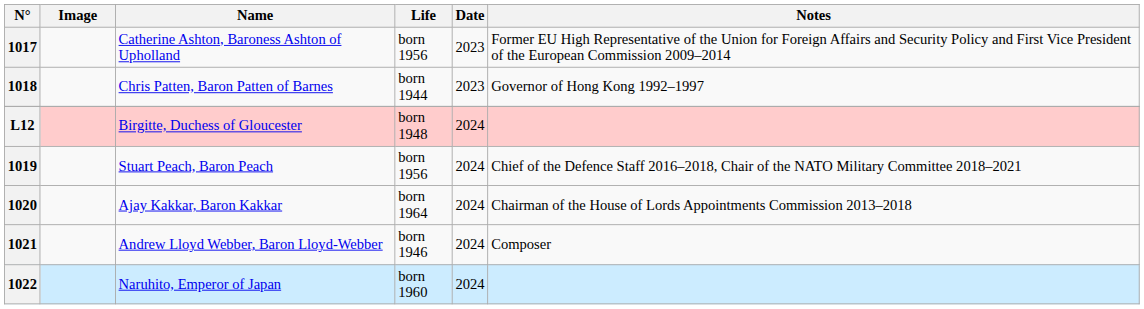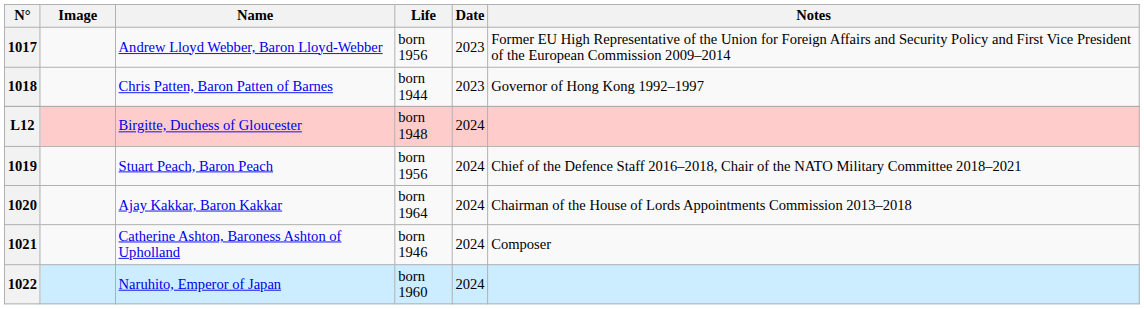(230, 47) Catherine Ashton, Baroness Ashton of Upholland -> (251, 47) Andrew Lloyd Webber, Baron Lloyd-Webber
(251, 244) Andrew Lloyd Webber, Baron Lloyd-Webber -> (230, 244) Catherine Ashton, Baroness Ashton of Upholland
